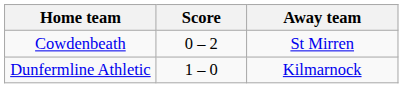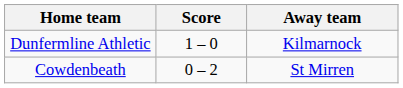rows swapped: (80, 43) <-> (80, 69)
